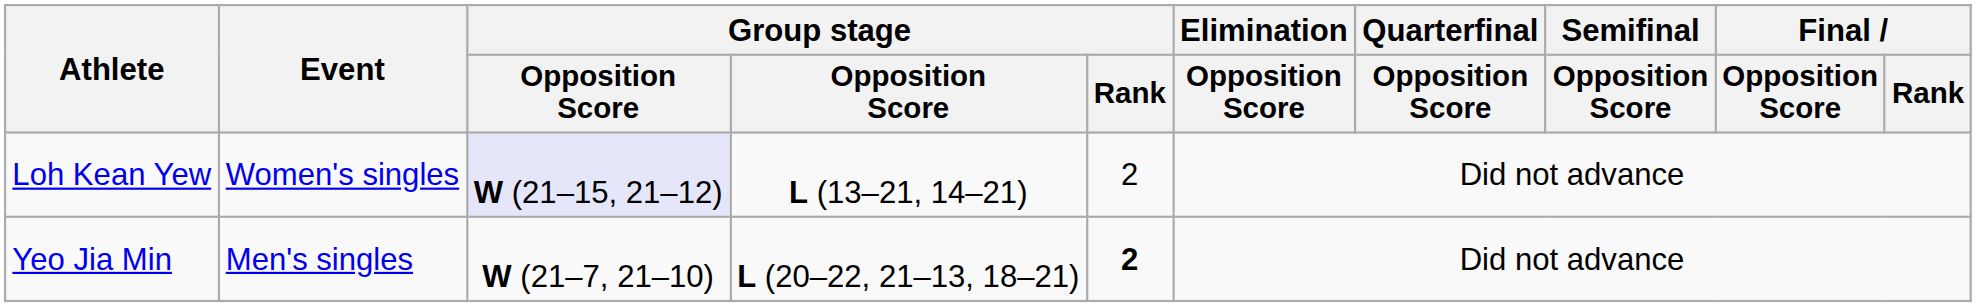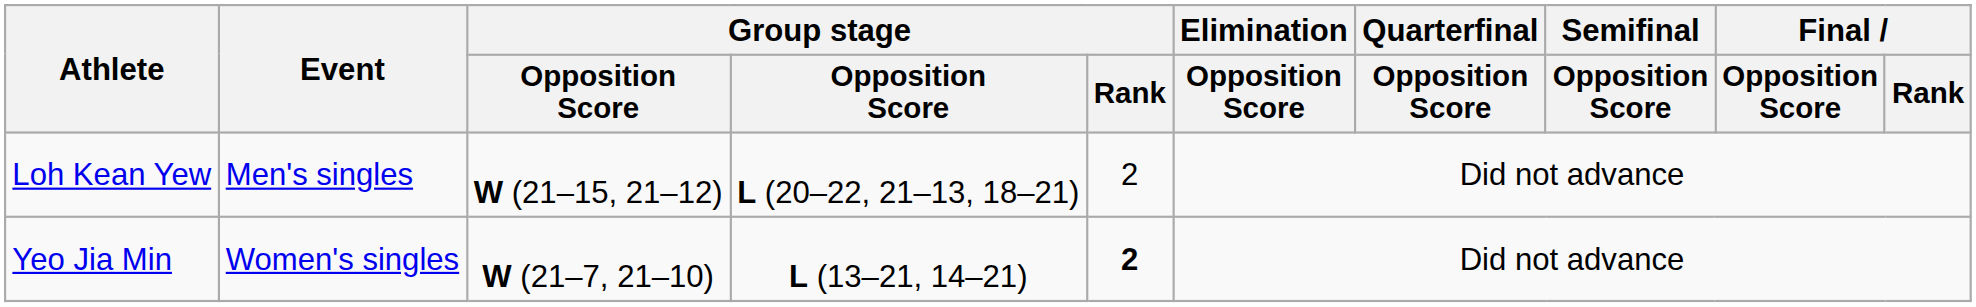(342, 175) Women's singles -> (319, 175) Men's singles
(598, 193) lavender background -> (598, 193) no background
(908, 193) L (13–21, 14–21) -> (908, 193) L (20–22, 21–13, 18–21)
(319, 259) Men's singles -> (342, 259) Women's singles
(908, 276) L (20–22, 21–13, 18–21) -> (908, 276) L (13–21, 14–21)
